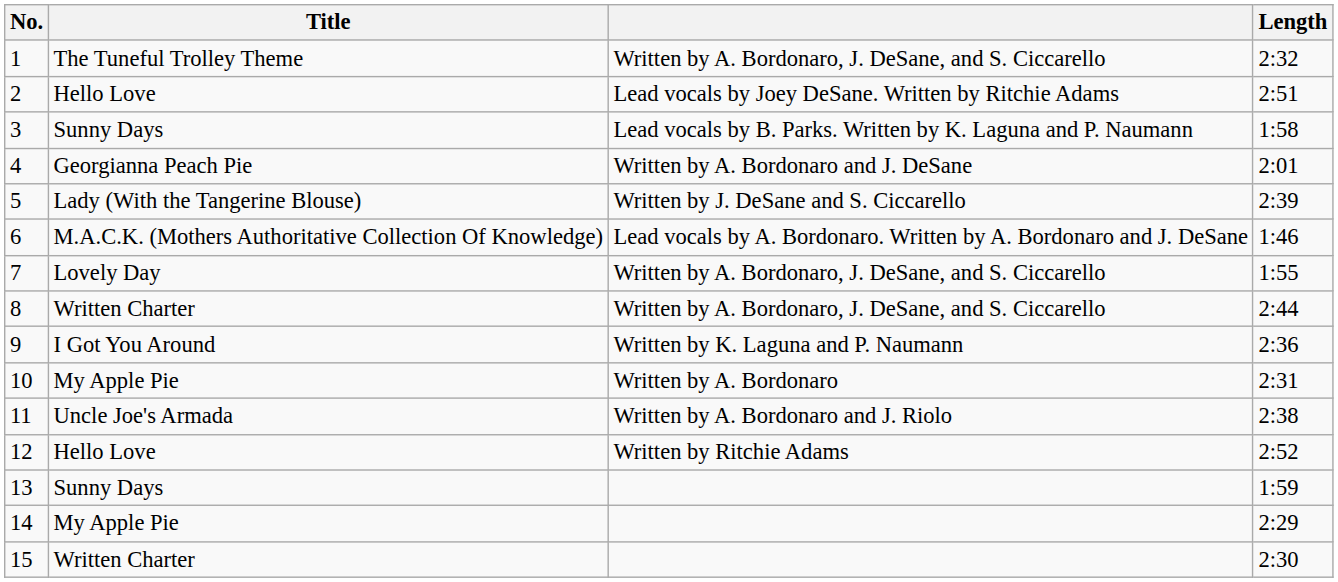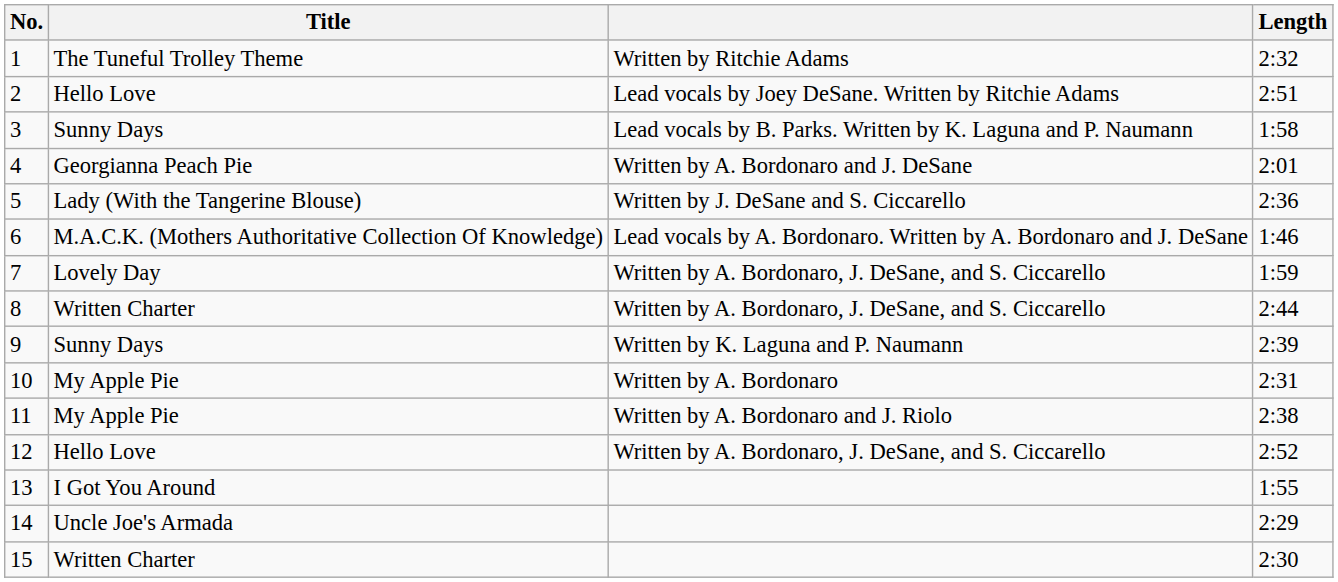(860, 58) Written by A. Bordonaro, J. DeSane, and S. Ciccarello -> (731, 58) Written by Ritchie Adams
(1278, 201) 2:39 -> (1278, 201) 2:36
(1278, 272) 1:55 -> (1278, 272) 1:59
(134, 344) I Got You Around -> (108, 344) Sunny Days
(1278, 344) 2:36 -> (1278, 344) 2:39
(143, 415) Uncle Joe's Armada -> (116, 415) My Apple Pie
(731, 451) Written by Ritchie Adams -> (860, 451) Written by A. Bordonaro, J. DeSane, and S. Ciccarello
(108, 487) Sunny Days -> (134, 487) I Got You Around
(1278, 487) 1:59 -> (1278, 487) 1:55
(116, 523) My Apple Pie -> (143, 523) Uncle Joe's Armada
